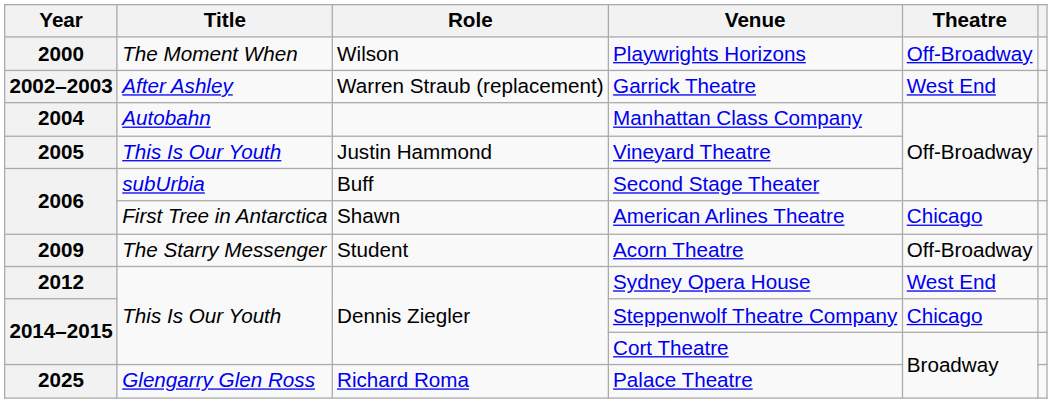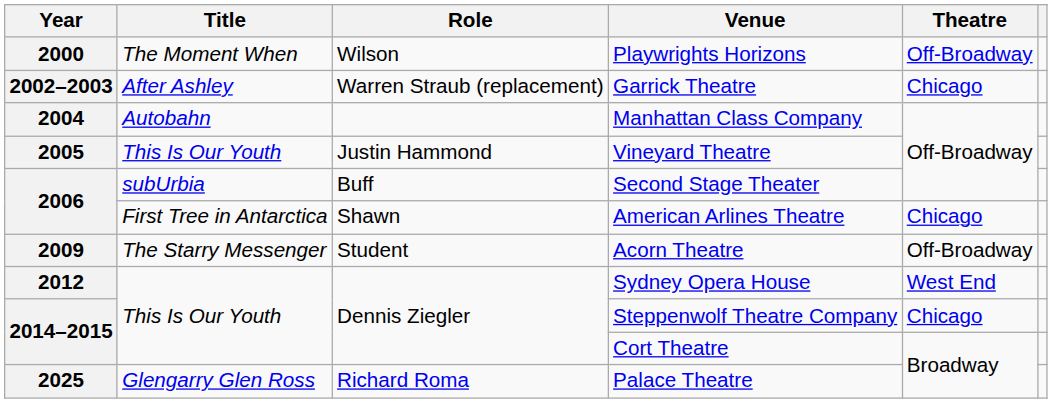(951, 86) West End -> (945, 86) Chicago
